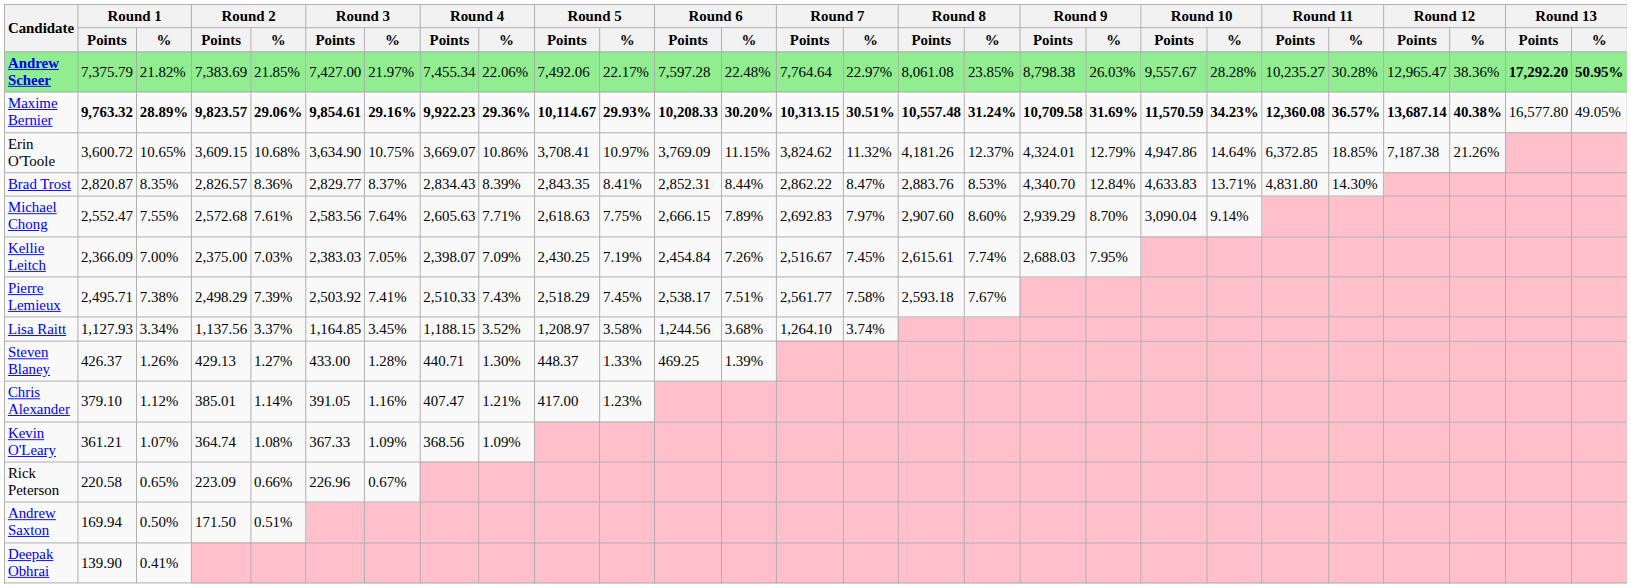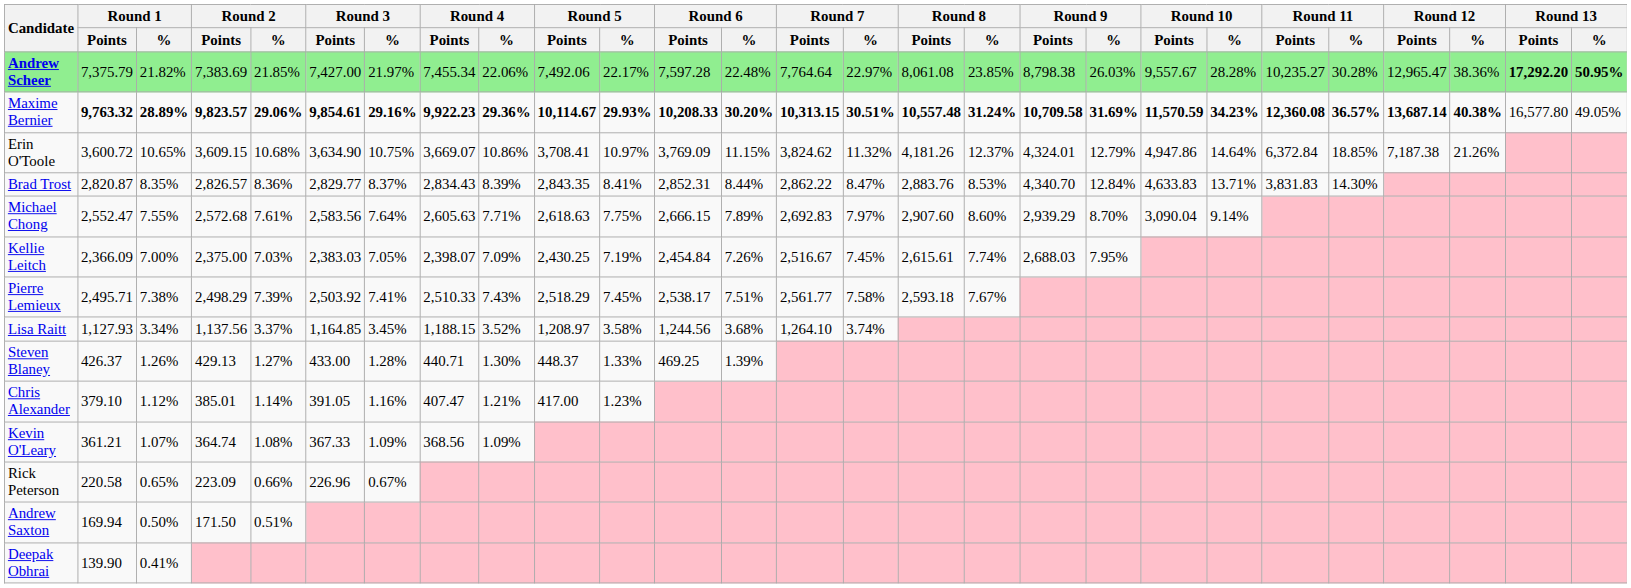(1292, 152) 6,372.85 -> (1292, 152) 6,372.84
(1292, 184) 4,831.80 -> (1292, 184) 3,831.83
